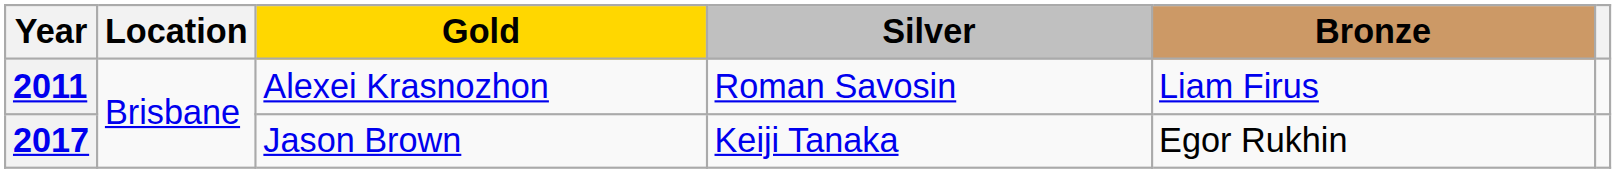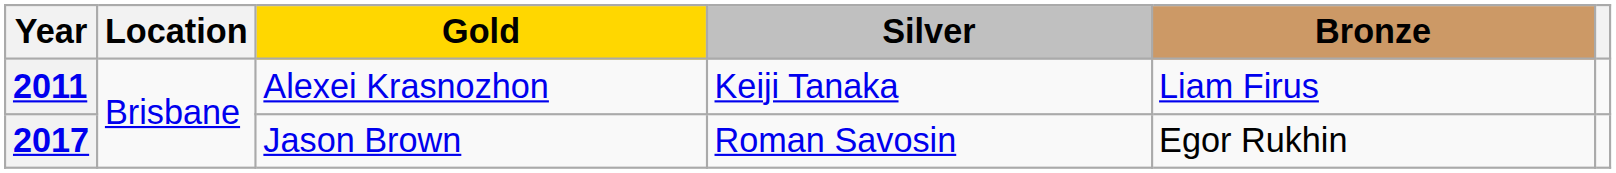(835, 85) Roman Savosin -> (807, 85) Keiji Tanaka
(807, 140) Keiji Tanaka -> (835, 140) Roman Savosin
